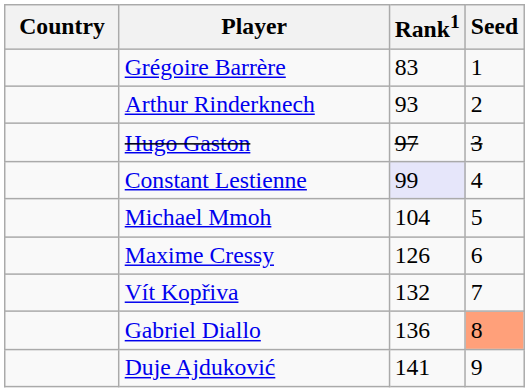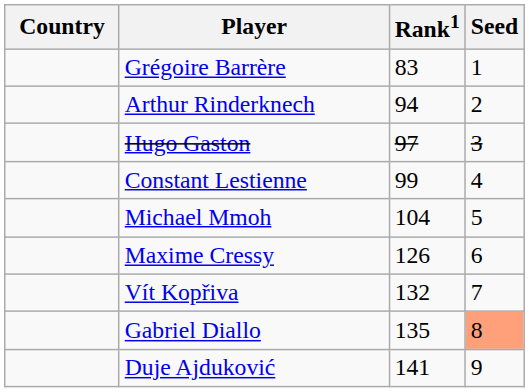(406, 104) 93 -> (406, 104) 94
(406, 179) lavender background -> (406, 179) no background
(412, 330) 136 -> (412, 330) 135
